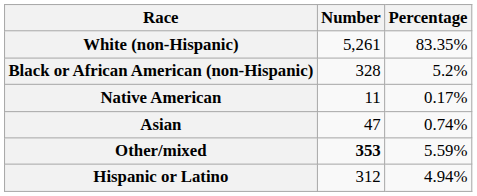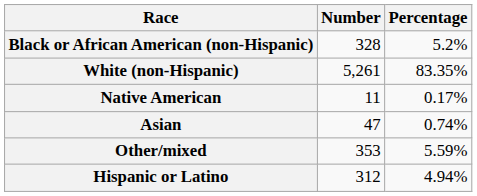rows swapped: (161, 44) <-> (161, 71)
(368, 151) bold -> (368, 151) normal
